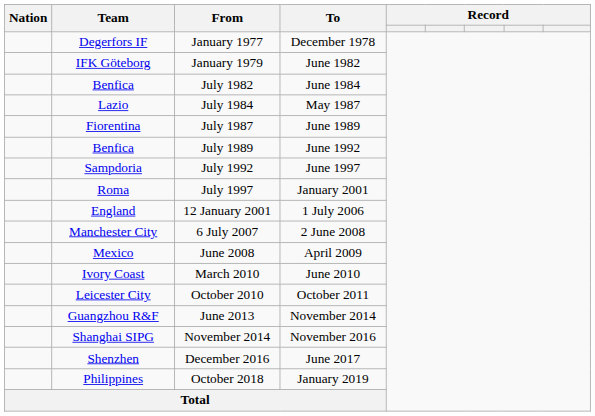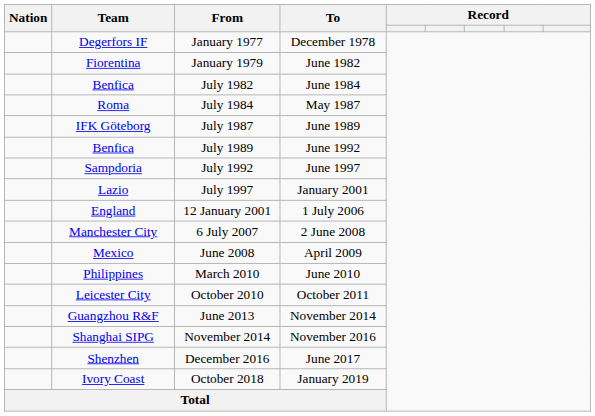(113, 63) IFK Göteborg -> (113, 63) Fiorentina
(113, 105) Lazio -> (113, 105) Roma
(113, 126) Fiorentina -> (113, 126) IFK Göteborg
(113, 189) Roma -> (113, 189) Lazio
(113, 273) Ivory Coast -> (113, 273) Philippines
(113, 379) Philippines -> (113, 379) Ivory Coast
